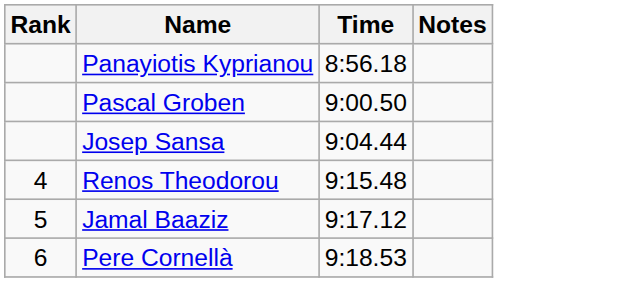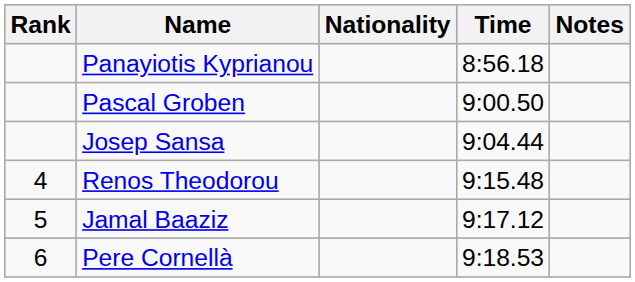+ column: (388, 24)
